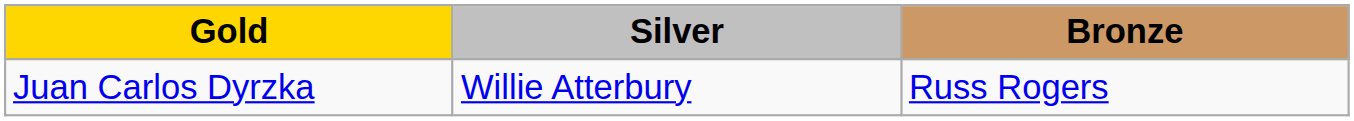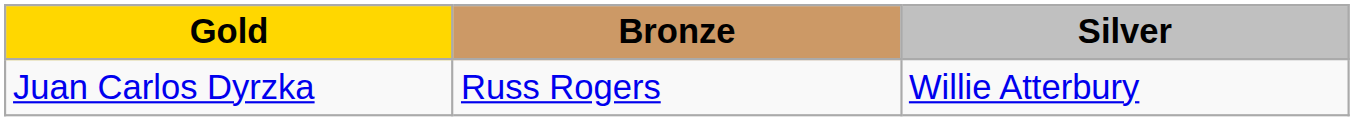columns swapped: (677, 31) <-> (1125, 31)
